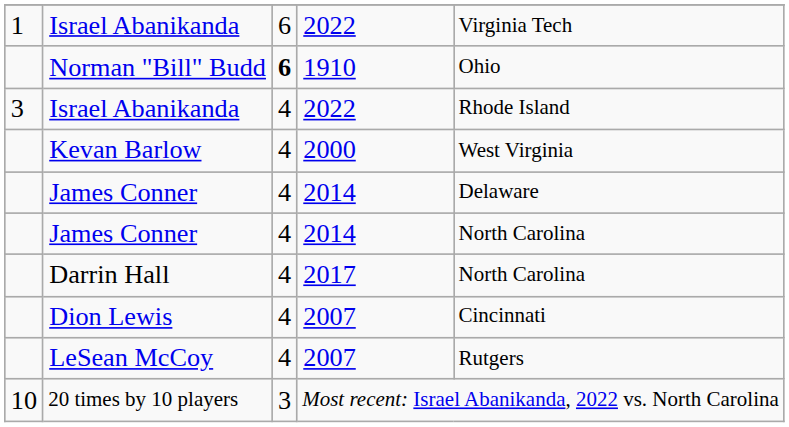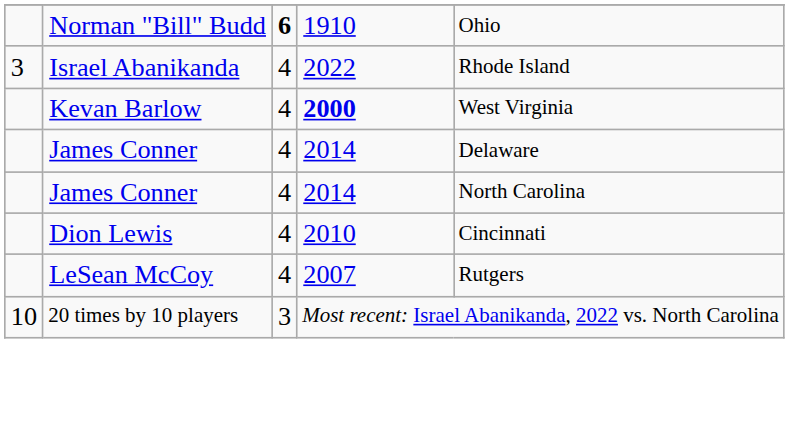- row: (17, 25)
(330, 150) normal -> (330, 108) bold
- row: (24, 275)
(330, 316) 2007 -> (330, 233) 2010
